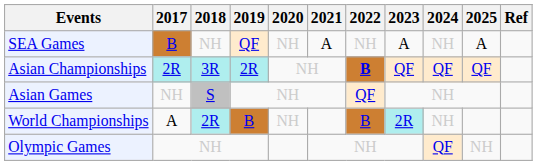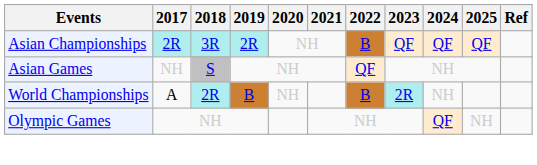- row: (46, 43)
(365, 69) bold -> (365, 43) normal
